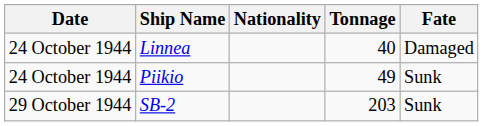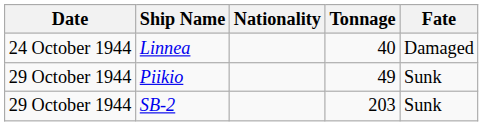(70, 76) 24 October 1944 -> (70, 76) 29 October 1944
